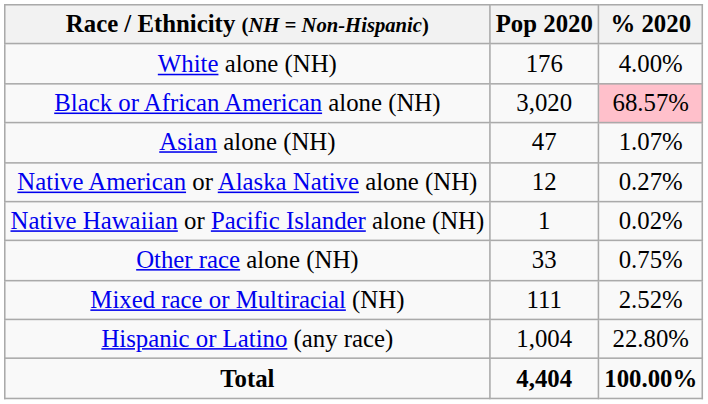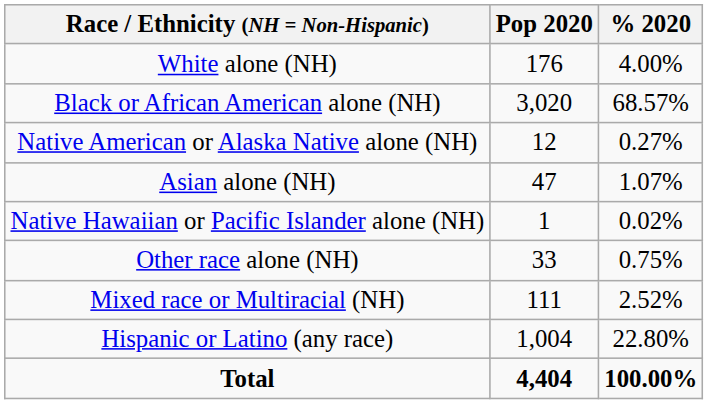(651, 102) pink background -> (651, 102) no background
rows swapped: (247, 181) <-> (247, 142)
